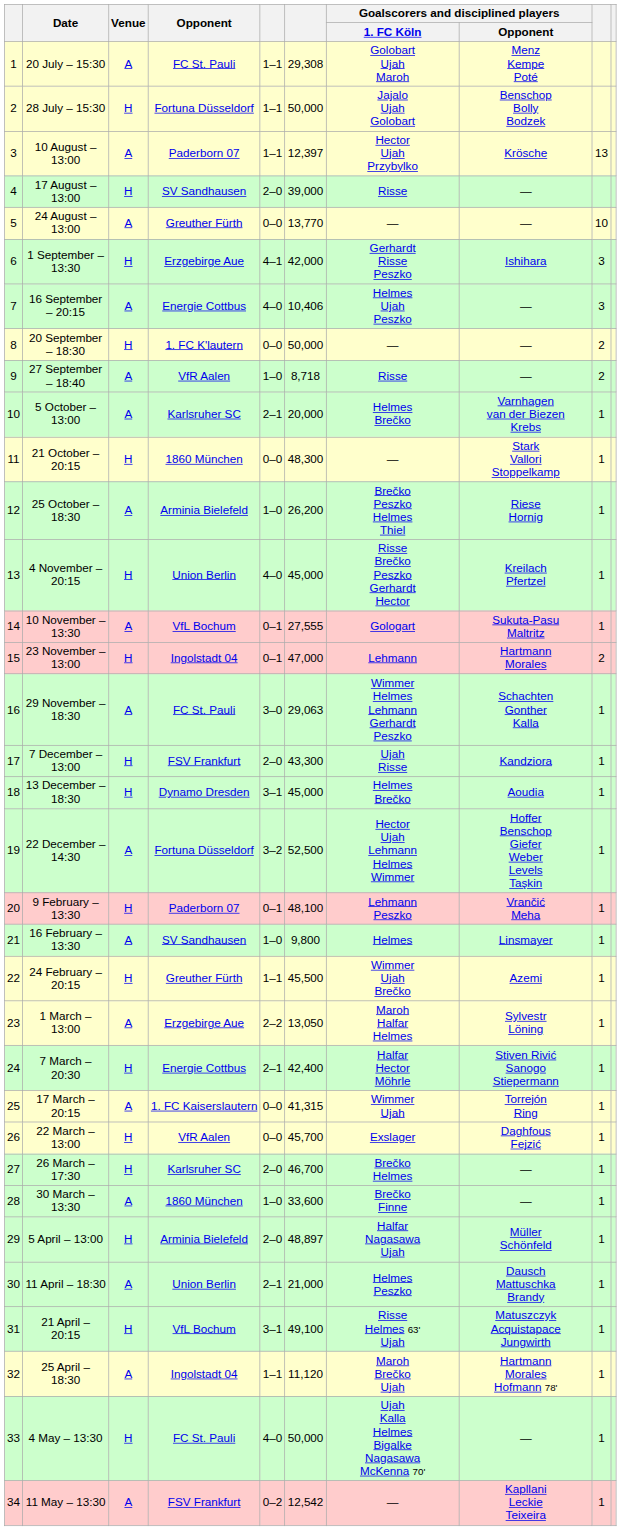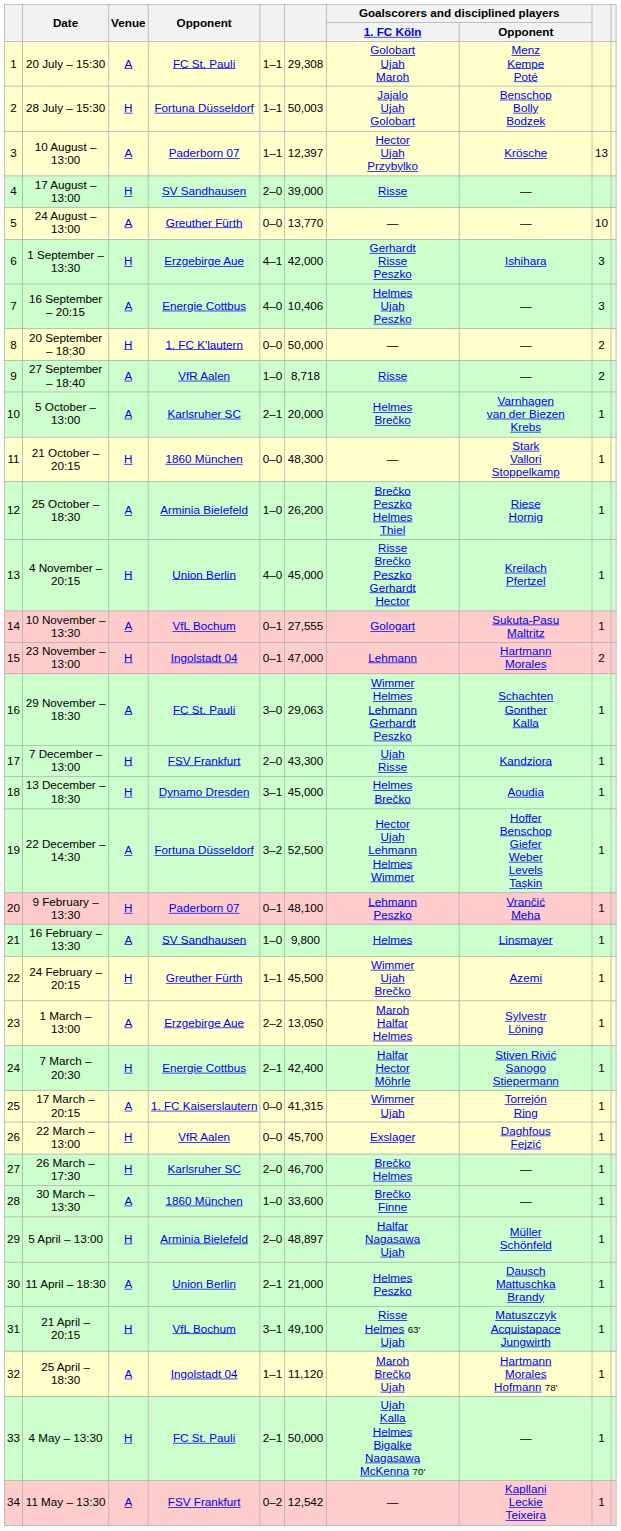(306, 108) 50,000 -> (306, 108) 50,003
(273, 1438) 4–0 -> (273, 1438) 2–1
